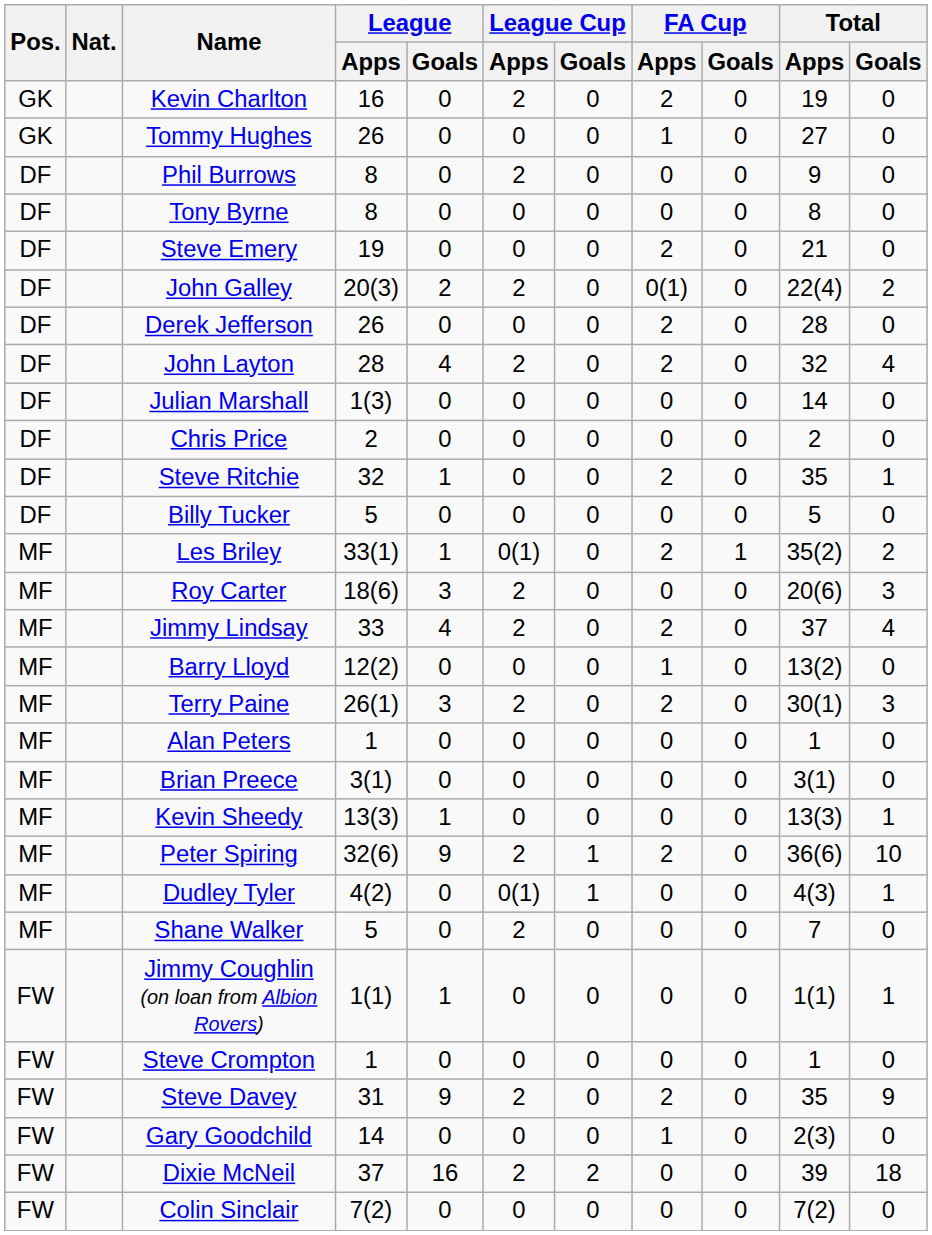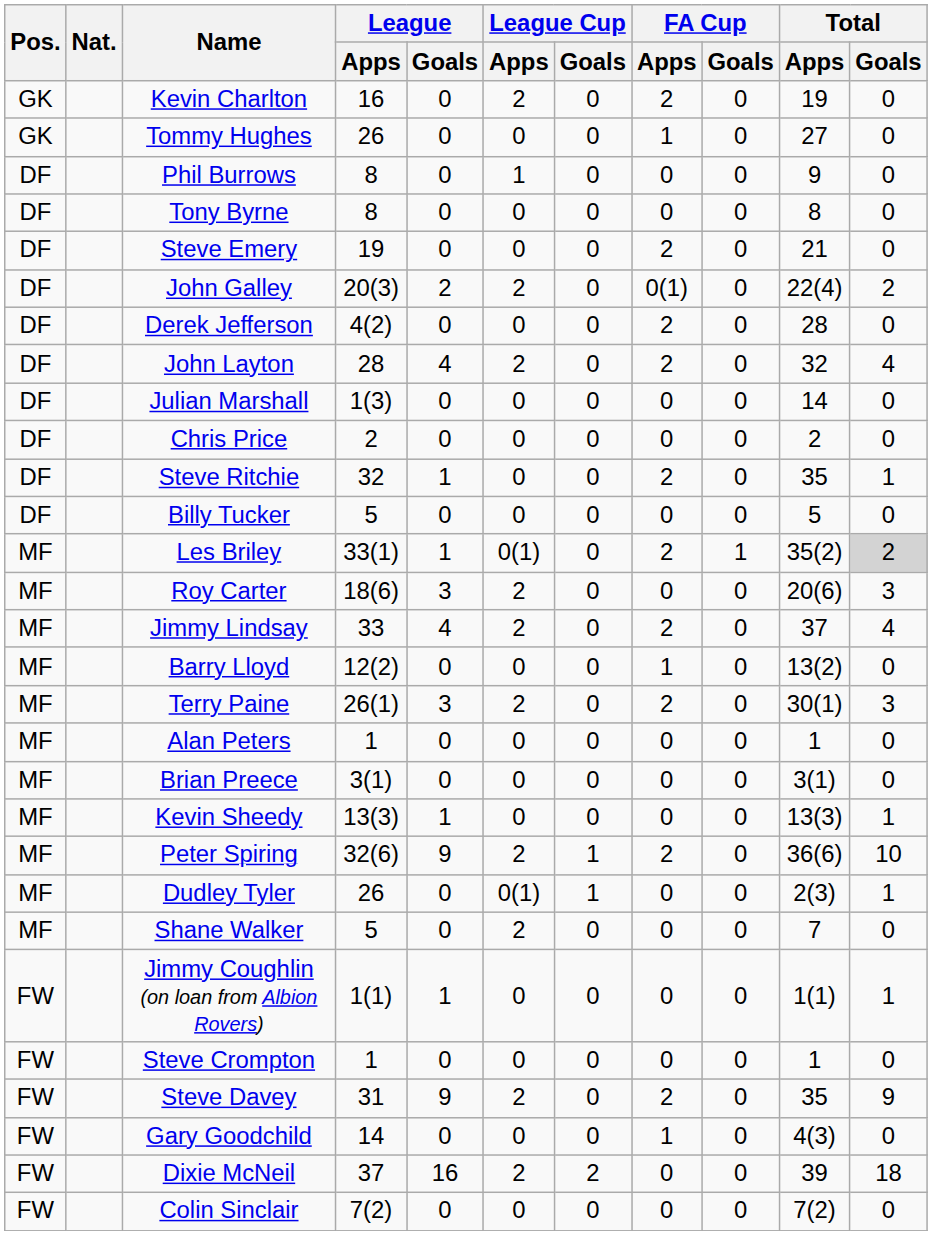(519, 174) 2 -> (519, 174) 1
(371, 325) 26 -> (371, 325) 4(2)
(888, 552) no background -> (888, 552) lightgrey background
(371, 893) 4(2) -> (371, 893) 26
(815, 893) 4(3) -> (815, 893) 2(3)
(815, 1135) 2(3) -> (815, 1135) 4(3)
